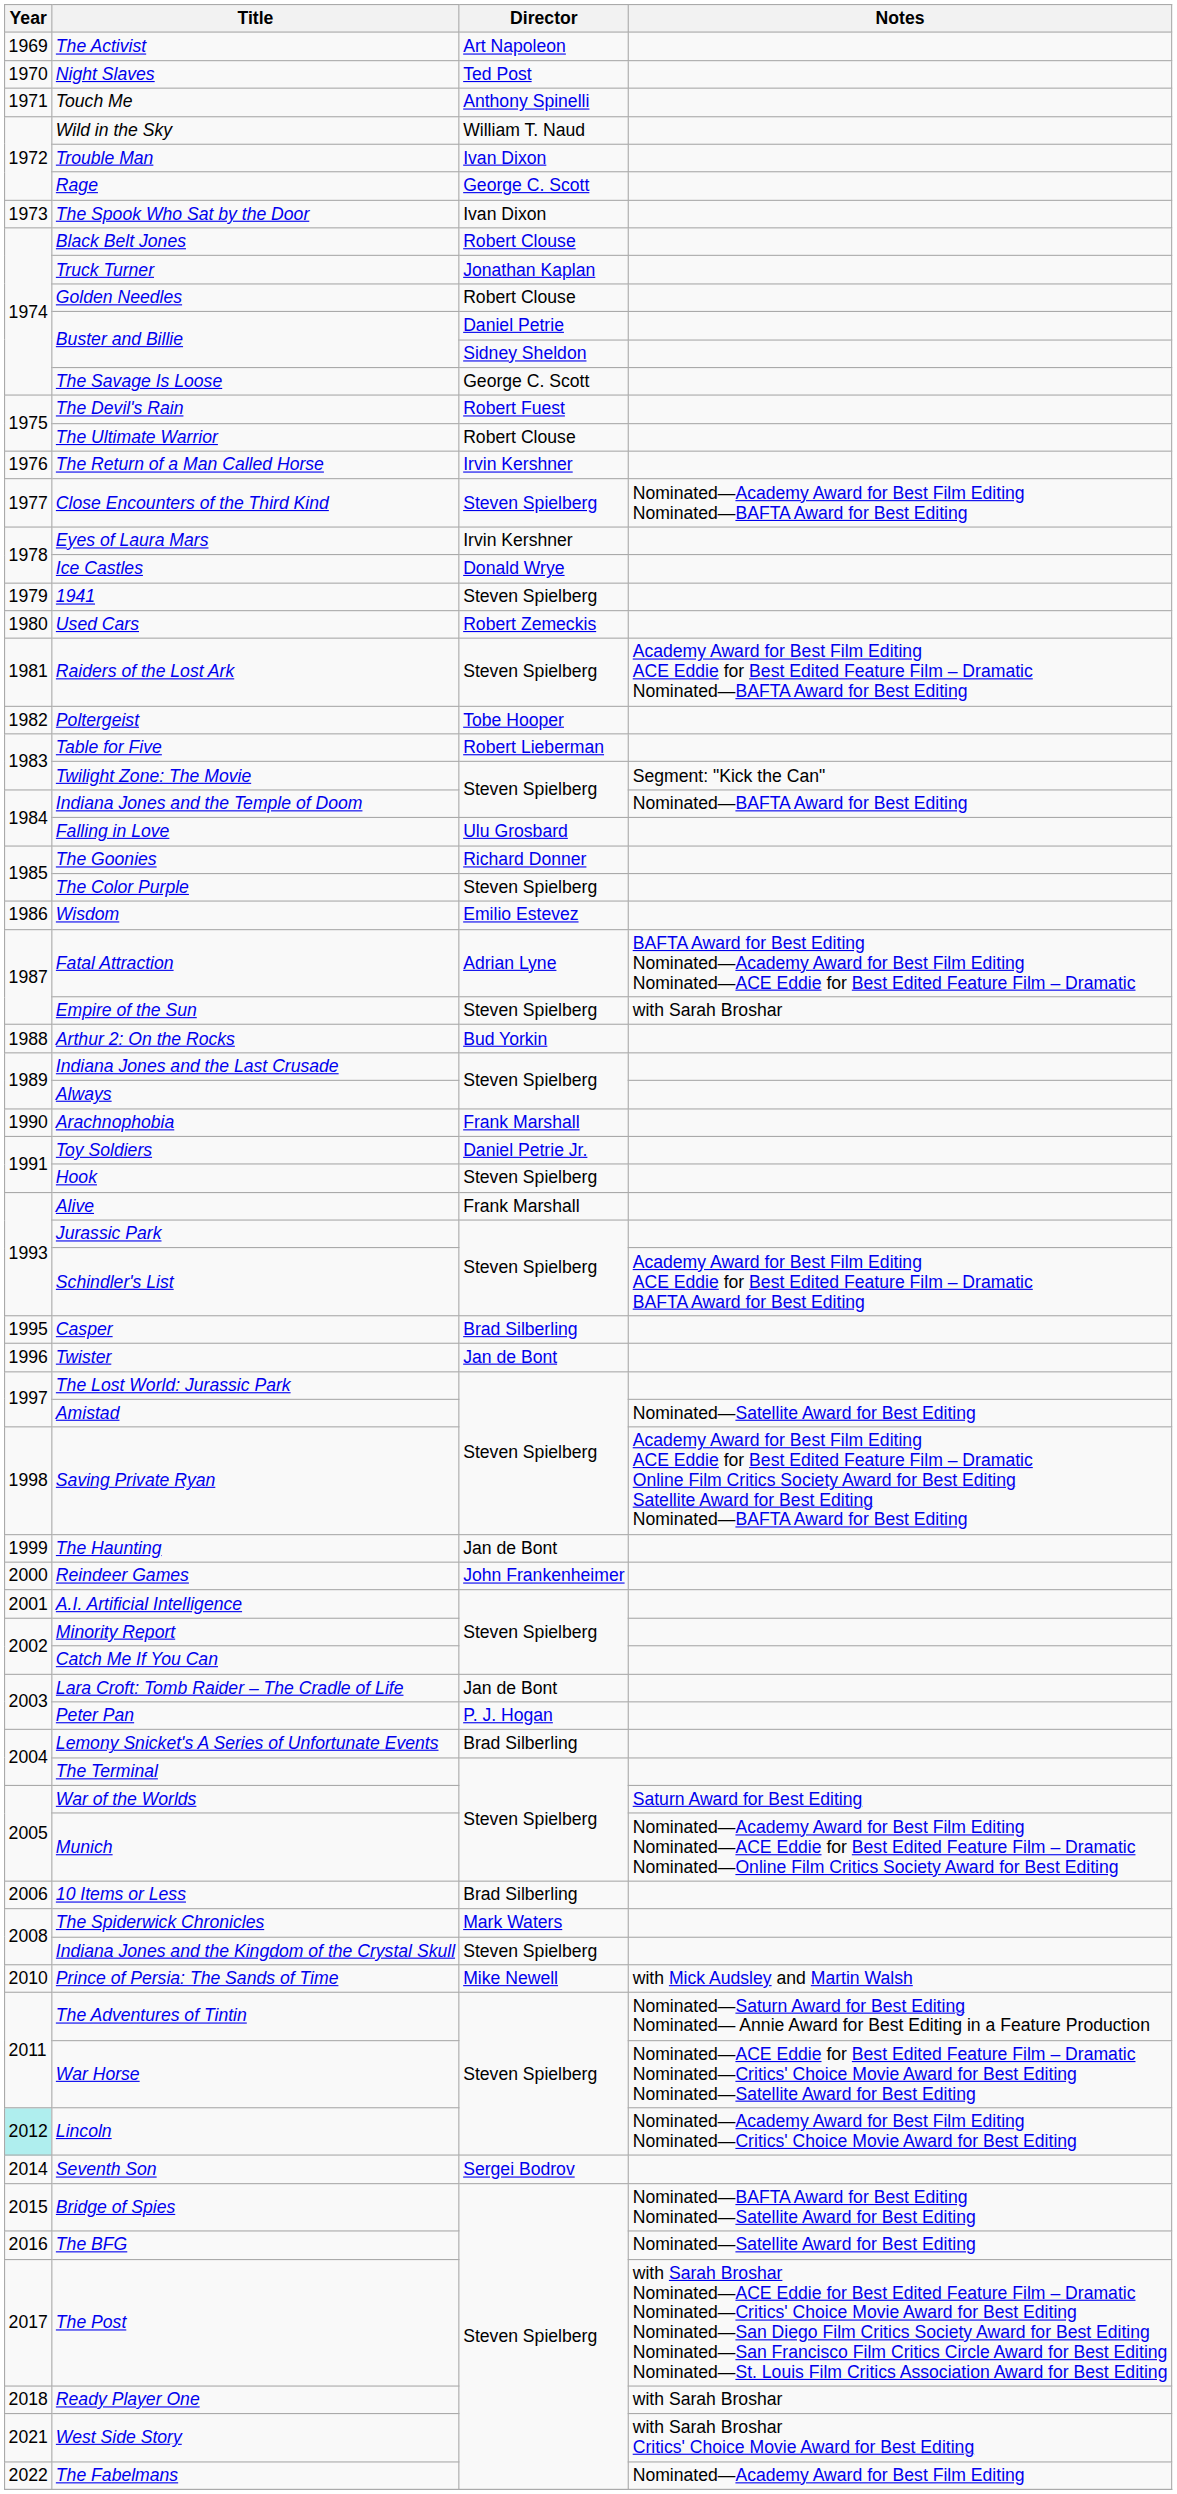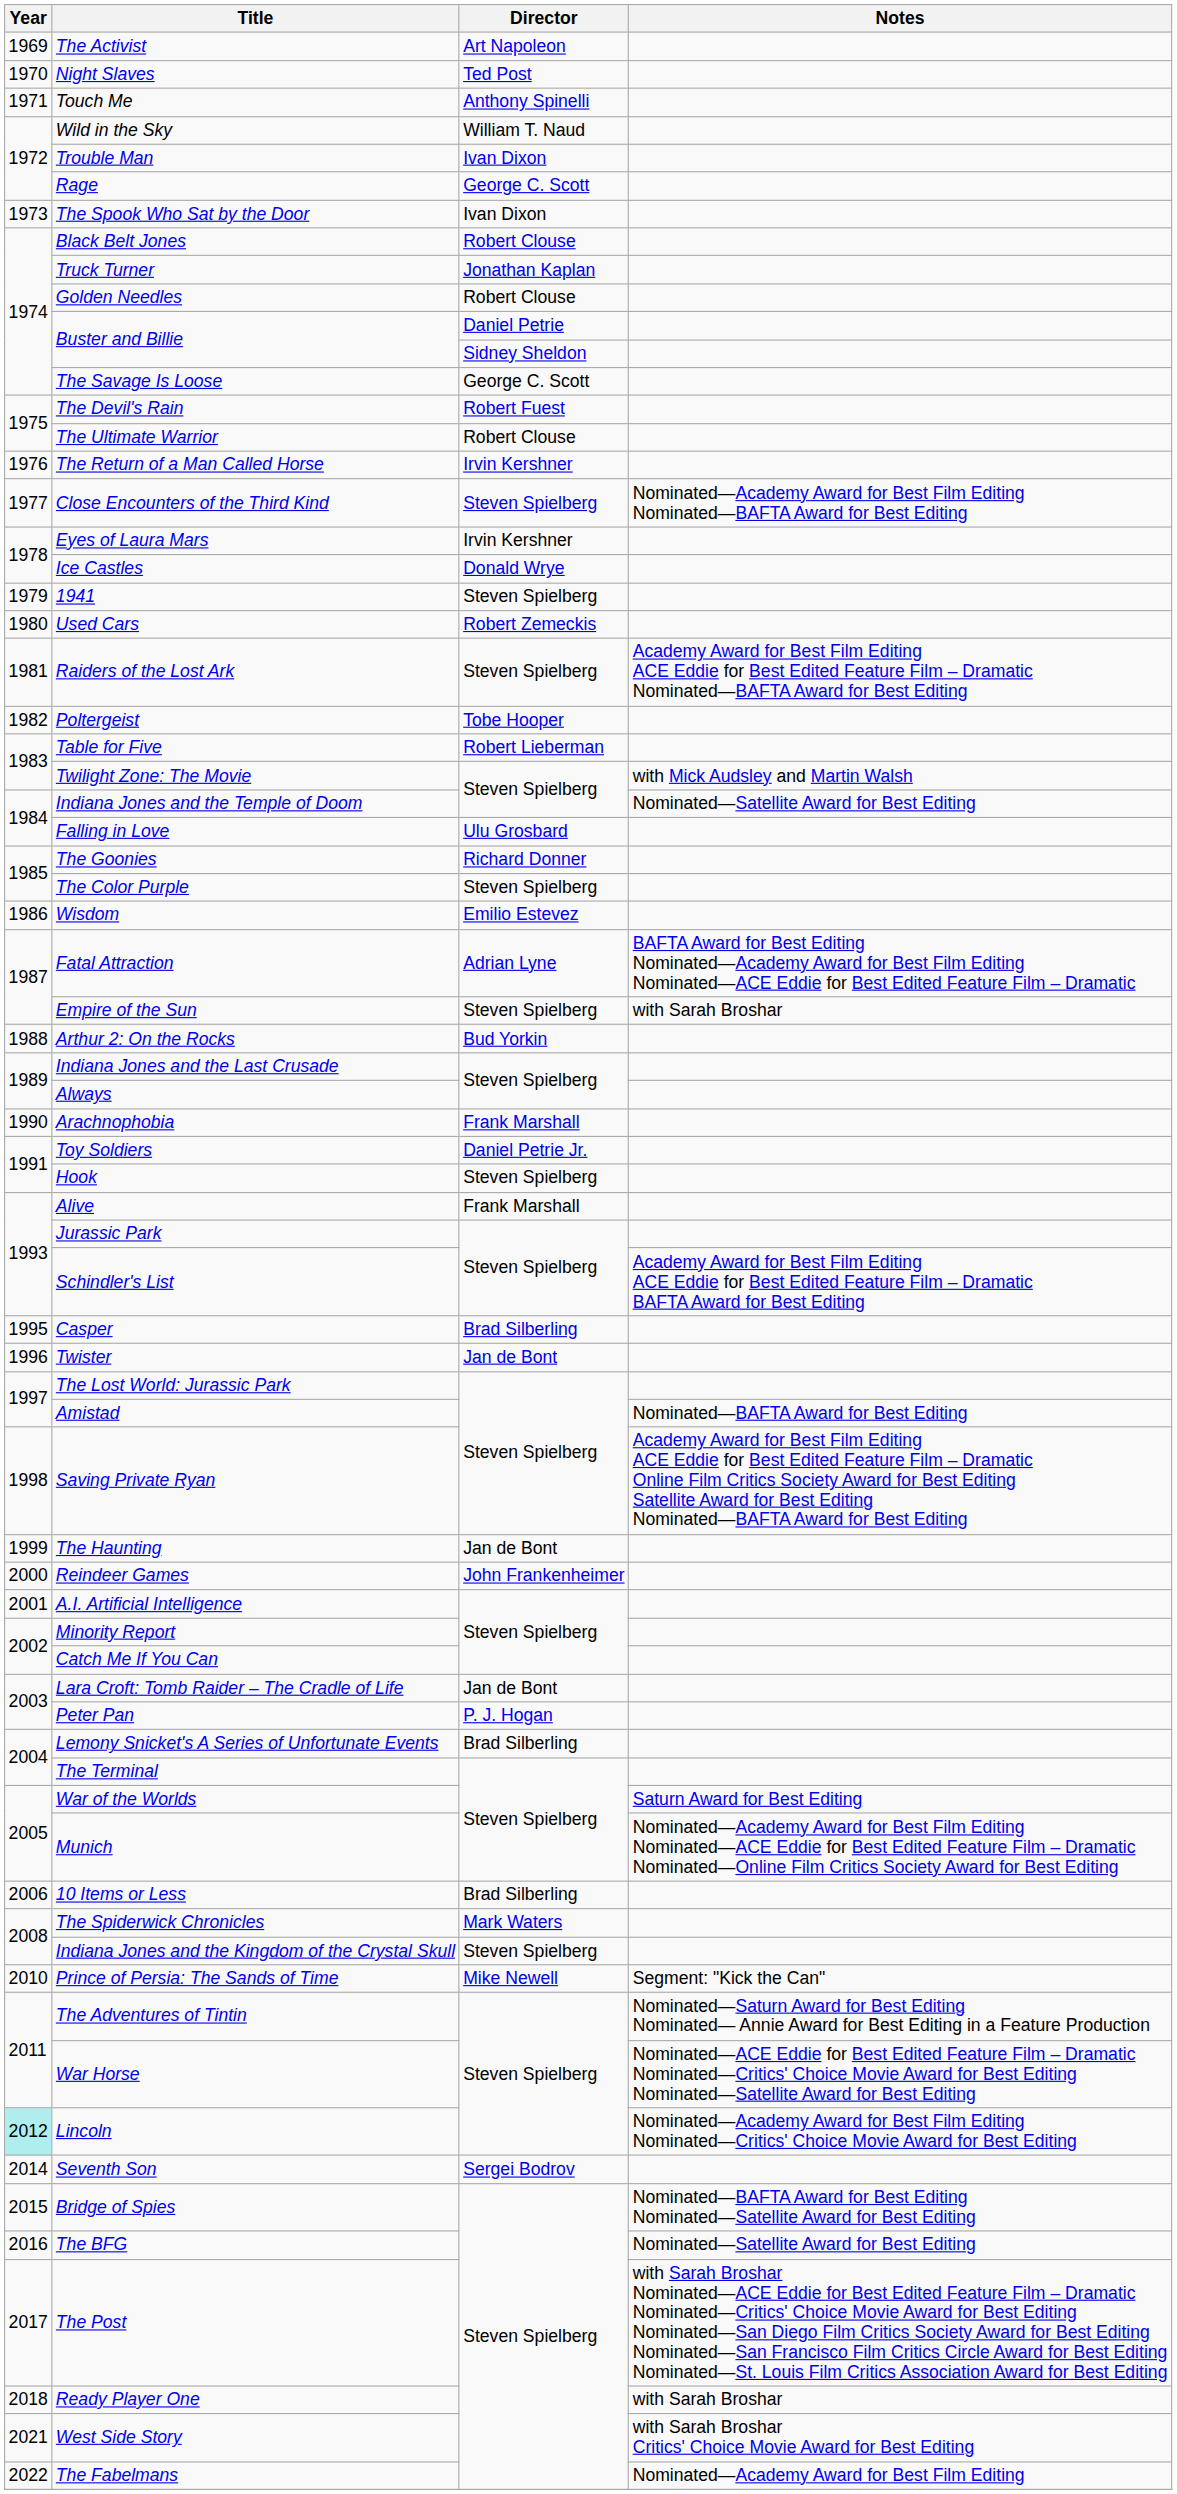(729, 775) Segment: "Kick the Can" -> (773, 775) with Mick Audsley and Martin Walsh
(800, 803) Nominated—BAFTA Award for Best Editing -> (804, 803) Nominated—Satellite Award for Best Editing
(804, 1413) Nominated—Satellite Award for Best Editing -> (800, 1413) Nominated—BAFTA Award for Best Editing
(773, 1978) with Mick Audsley and Martin Walsh -> (729, 1978) Segment: "Kick the Can"
